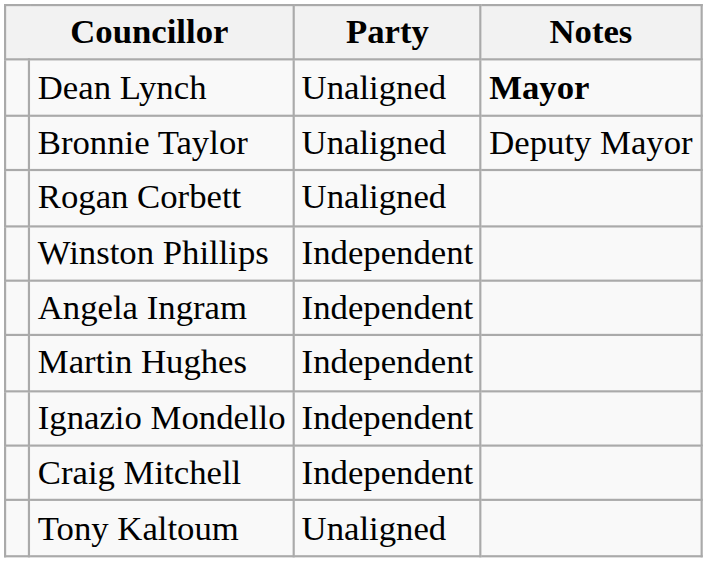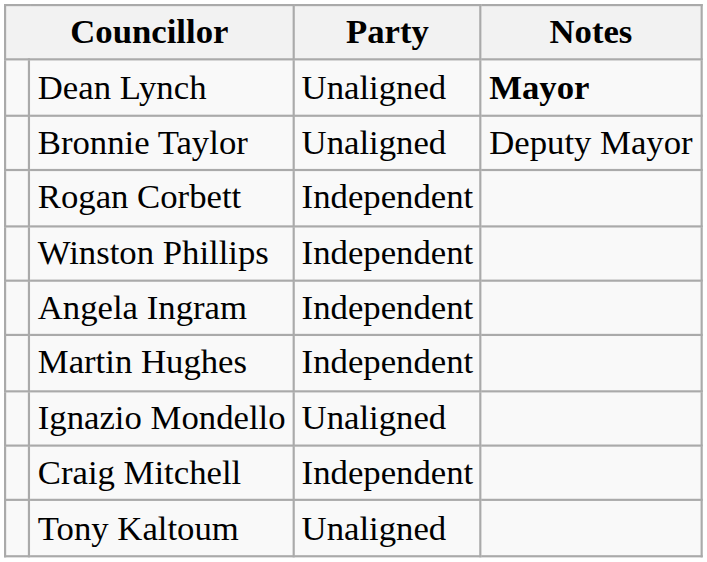(374, 197) Unaligned -> (387, 197) Independent
(387, 417) Independent -> (374, 417) Unaligned
